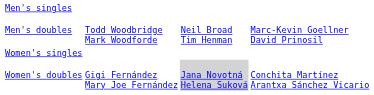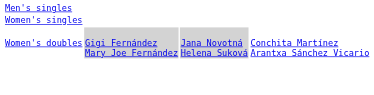- row: (39, 30)
(132, 80) no background -> (132, 48) lightgrey background
